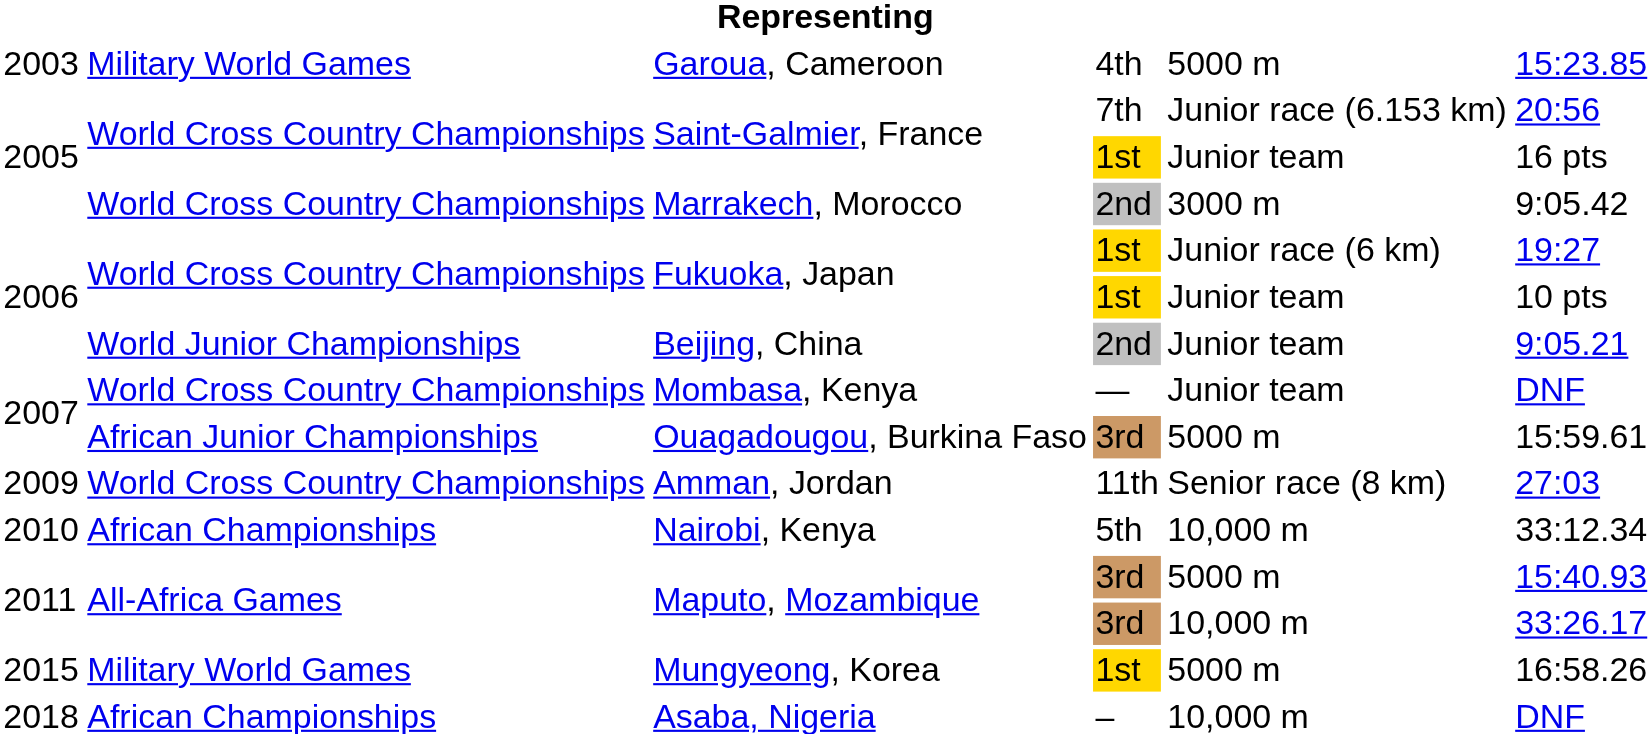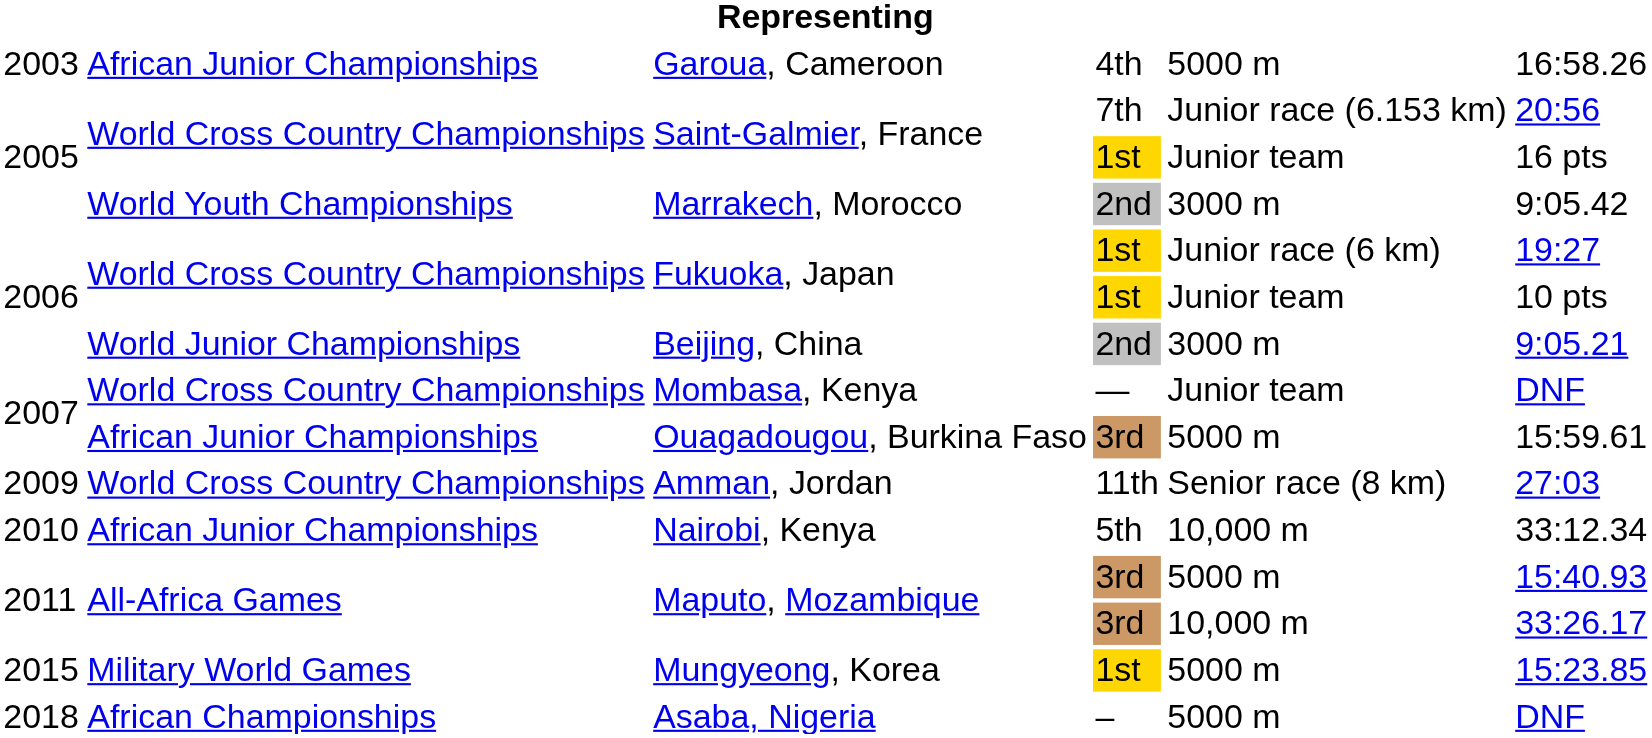(249, 63) Military World Games -> (313, 63) African Junior Championships
(1581, 63) 15:23.85 -> (1581, 63) 16:58.26
(366, 203) World Cross Country Championships -> (300, 203) World Youth Championships
(1256, 343) Junior team -> (1224, 343) 3000 m
(262, 529) African Championships -> (313, 529) African Junior Championships
(1581, 669) 16:58.26 -> (1581, 669) 15:23.85
(1238, 716) 10,000 m -> (1224, 716) 5000 m
